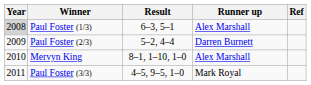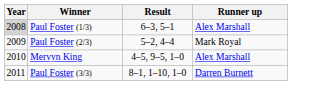- column: (297, 12)
(224, 42) Darren Burnett -> (218, 42) Mark Royal
(158, 57) 8–1, 1–10, 1–0 -> (158, 57) 4–5, 9–5, 1–0
(158, 73) 4–5, 9–5, 1–0 -> (158, 73) 8–1, 1–10, 1–0
(218, 73) Mark Royal -> (224, 73) Darren Burnett
